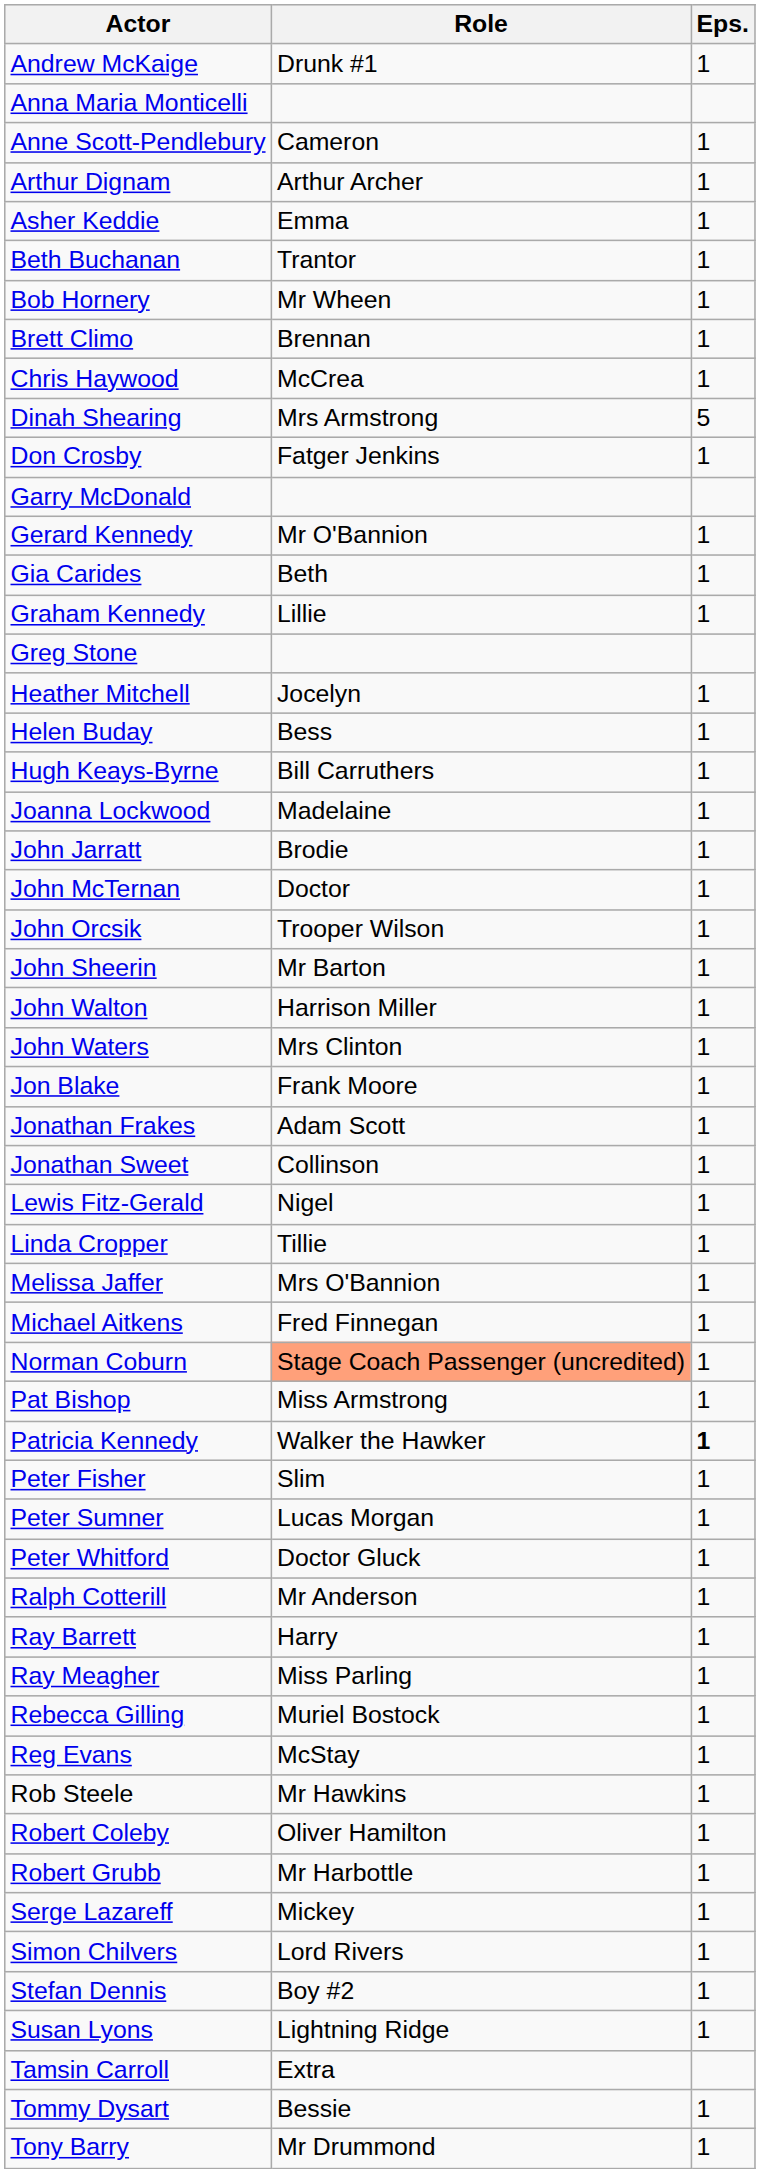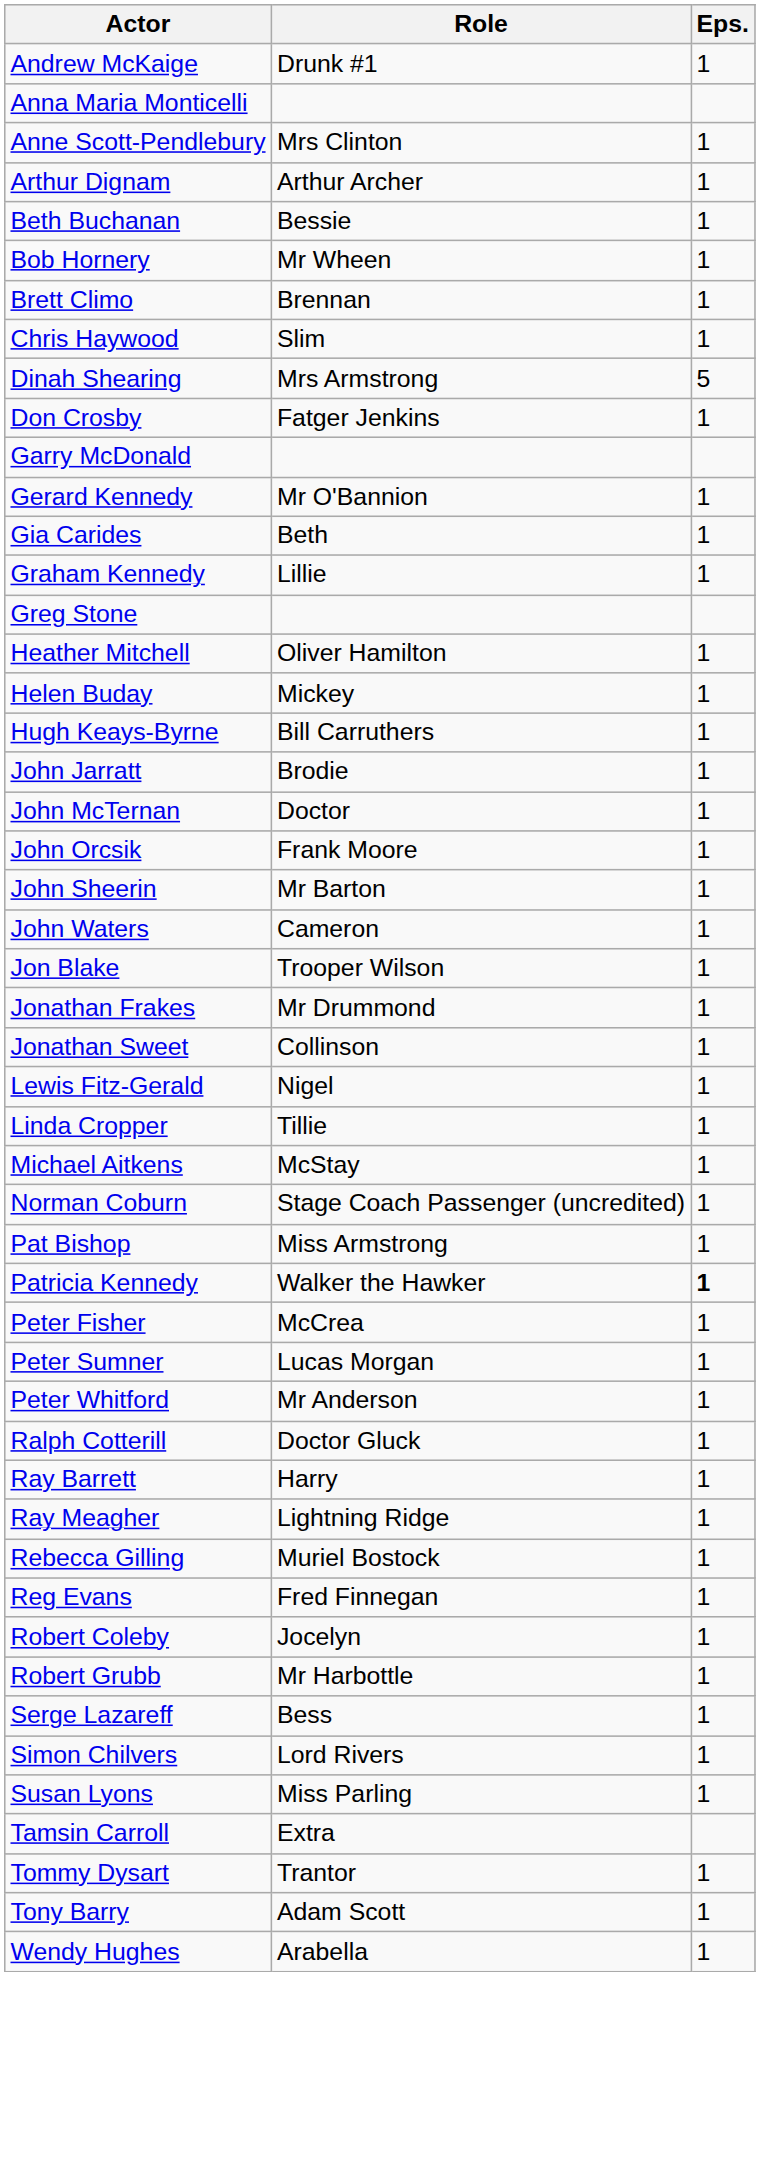(328, 142) Cameron -> (340, 142) Mrs Clinton
- row: (85, 220)
(316, 260) Trantor -> (314, 220) Bessie
(320, 378) McCrea -> (301, 338) Slim
(319, 692) Jocelyn -> (362, 653) Oliver Hamilton
(305, 732) Bess -> (316, 692) Mickey
- row: (110, 810)
(361, 928) Trooper Wilson -> (347, 850) Frank Moore
- row: (79, 1007)
(340, 1046) Mrs Clinton -> (328, 928) Cameron
(347, 1086) Frank Moore -> (361, 968) Trooper Wilson
(341, 1125) Adam Scott -> (356, 1007) Mr Drummond
- row: (87, 1282)
(358, 1322) Fred Finnegan -> (318, 1164) McStay
(481, 1361) lightsalmon background -> (481, 1204) no background
(301, 1479) Slim -> (320, 1322) McCrea
(349, 1558) Doctor Gluck -> (347, 1400) Mr Anderson
(347, 1597) Mr Anderson -> (349, 1440) Doctor Gluck
(345, 1676) Miss Parling -> (363, 1518) Lightning Ridge
(318, 1754) McStay -> (358, 1597) Fred Finnegan
- row: (72, 1794)
(362, 1833) Oliver Hamilton -> (319, 1636) Jocelyn
(316, 1912) Mickey -> (305, 1715) Bess
- row: (88, 1990)
(363, 2030) Lightning Ridge -> (345, 1794) Miss Parling
(314, 2108) Bessie -> (316, 1872) Trantor
(356, 2148) Mr Drummond -> (341, 1912) Adam Scott
+ row: (95, 1951)
